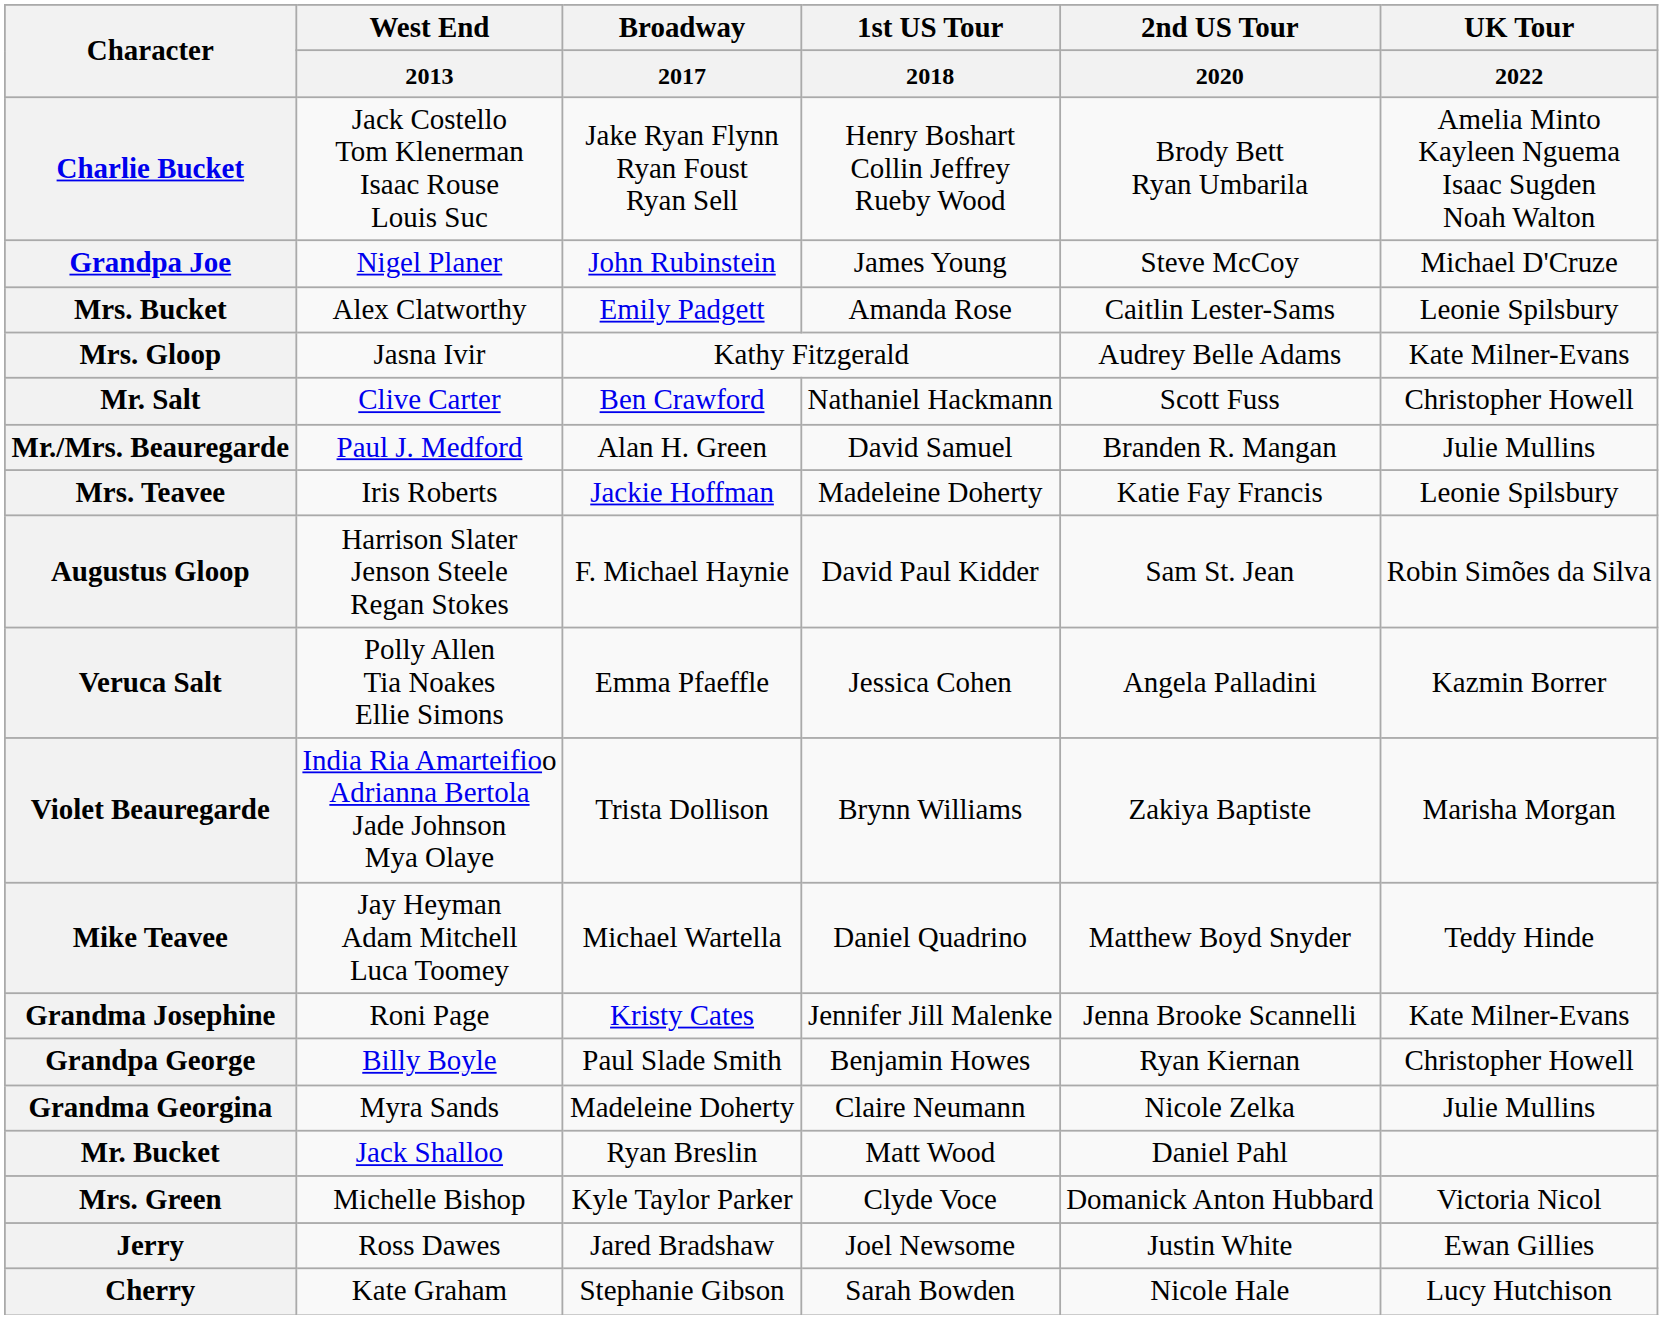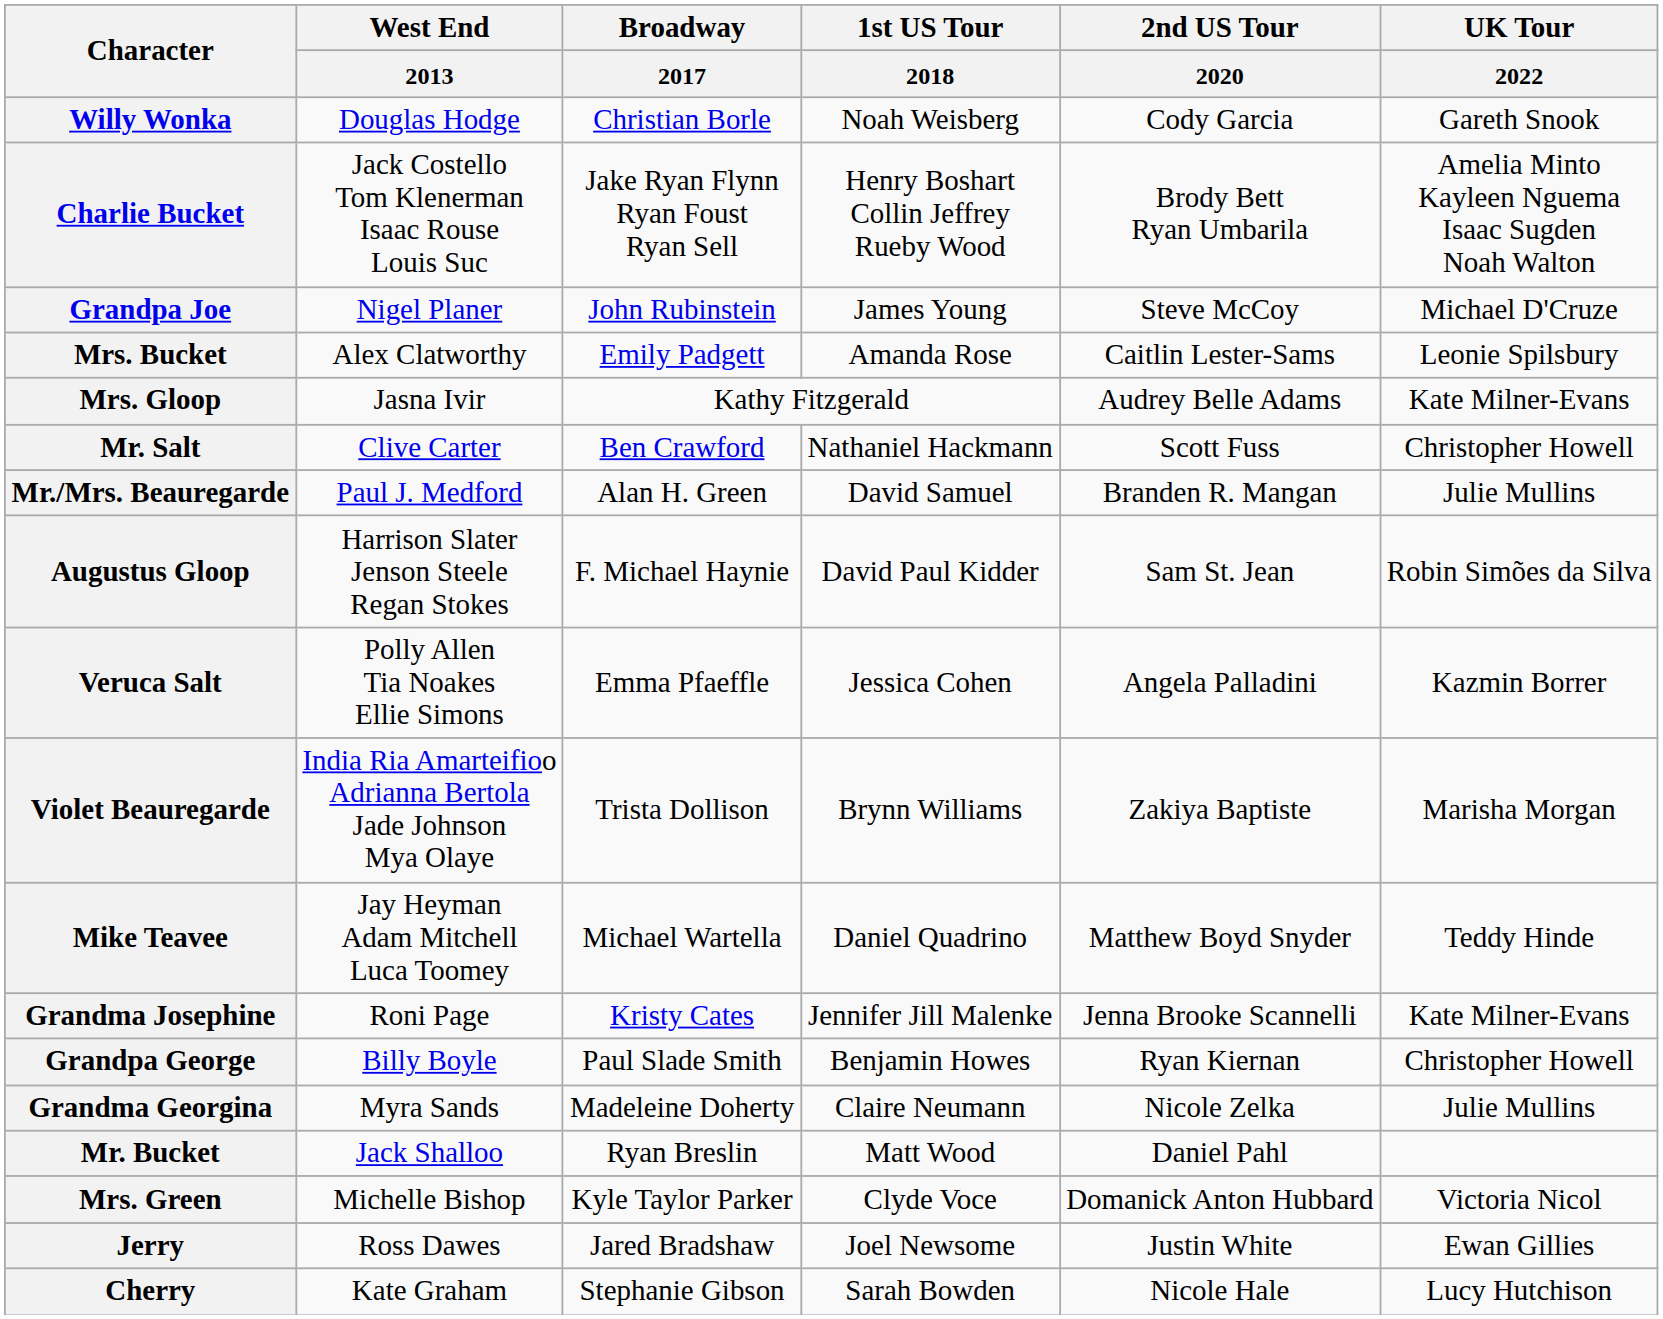+ row: (150, 119)
- row: (150, 492)
